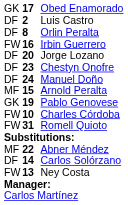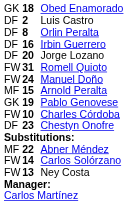(28, 9) 17 -> (28, 9) 18
(12, 44) FW -> (11, 44) DF
rows swapped: (77, 67) <-> (74, 126)
(11, 79) DF -> (12, 79) FW
(11, 161) DF -> (12, 161) FW
